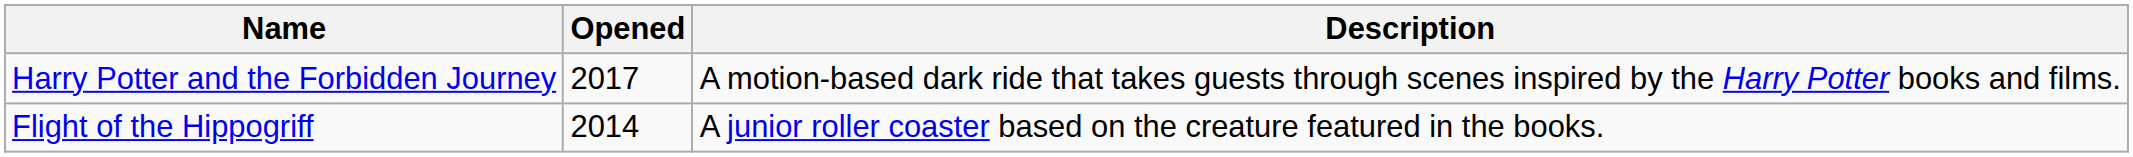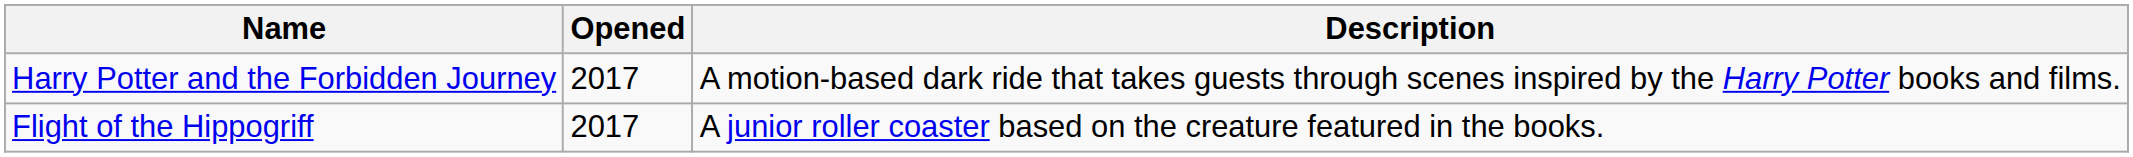(605, 126) 2014 -> (605, 126) 2017
